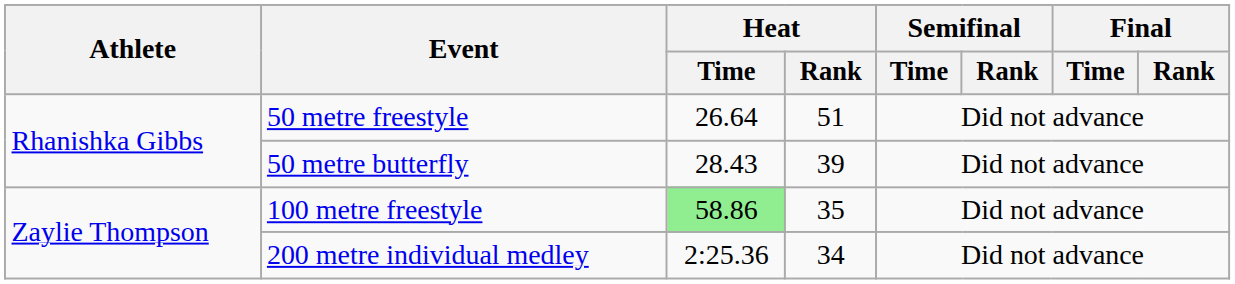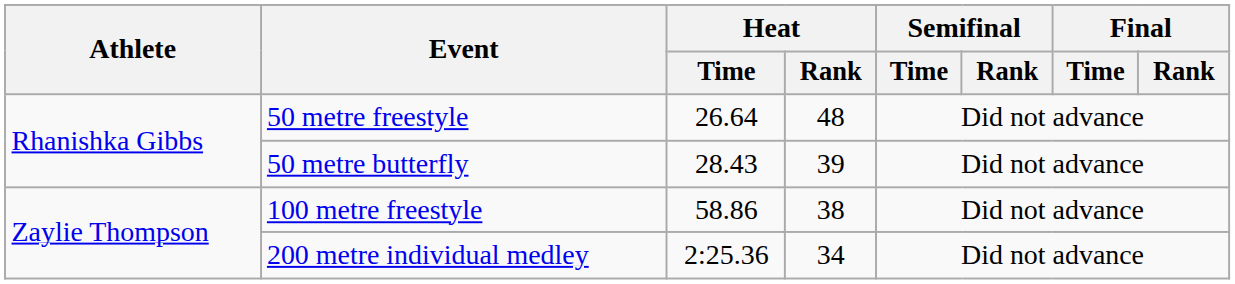(831, 117) 51 -> (831, 117) 48
(726, 209) lightgreen background -> (726, 209) no background
(831, 209) 35 -> (831, 209) 38
